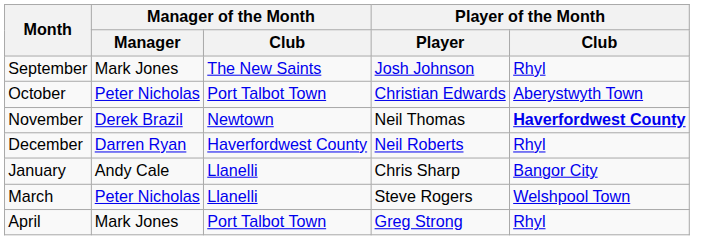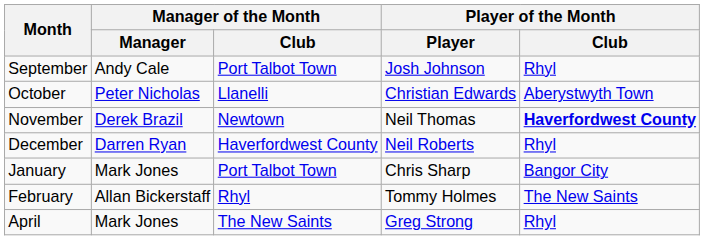(136, 68) Mark Jones -> (132, 68) Andy Cale
(264, 68) The New Saints -> (277, 68) Port Talbot Town
(267, 94) Port Talbot Town -> (243, 94) Llanelli
(132, 171) Andy Cale -> (136, 171) Mark Jones
(232, 171) Llanelli -> (277, 171) Port Talbot Town
+ row: (41, 196)
- row: (31, 196)
(267, 222) Port Talbot Town -> (275, 222) The New Saints
